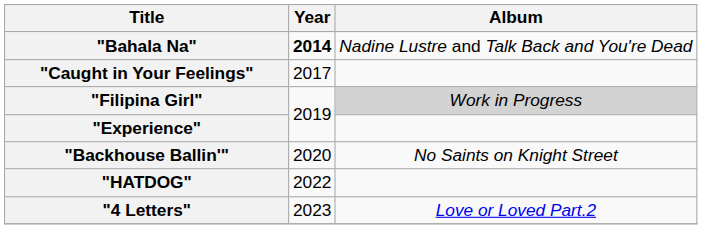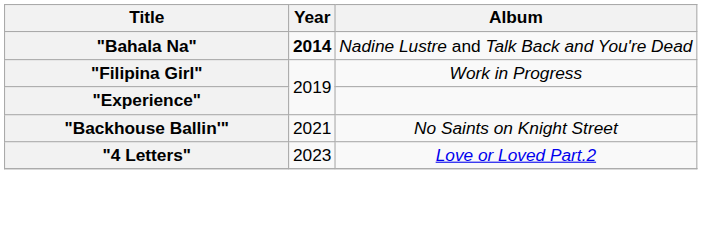- row: (147, 73)
(516, 100) lightgrey background -> (516, 73) no background
(312, 155) 2020 -> (312, 127) 2021
- row: (147, 182)
